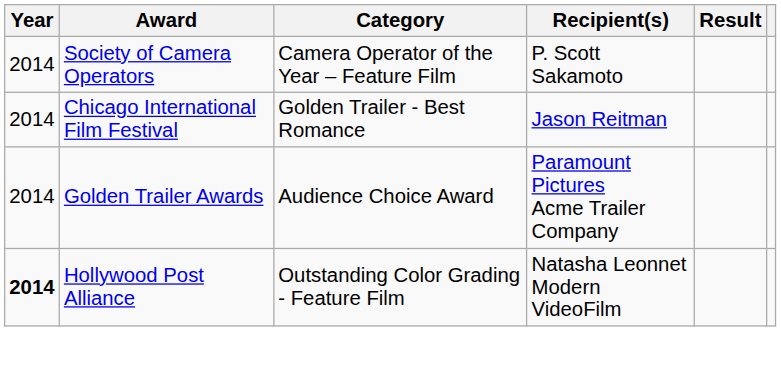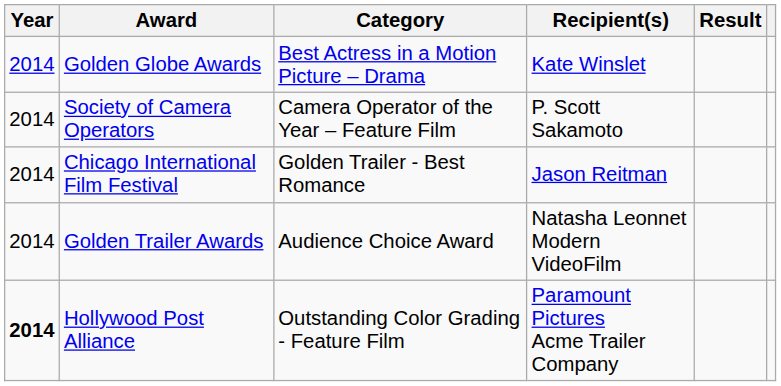+ row: (163, 64)
(589, 197) Paramount Pictures Acme Trailer Company -> (609, 240) Natasha Leonnet Modern VideoFilm
(609, 286) Natasha Leonnet Modern VideoFilm -> (589, 330) Paramount Pictures Acme Trailer Company
